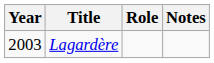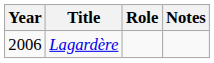(25, 44) 2003 -> (25, 44) 2006
